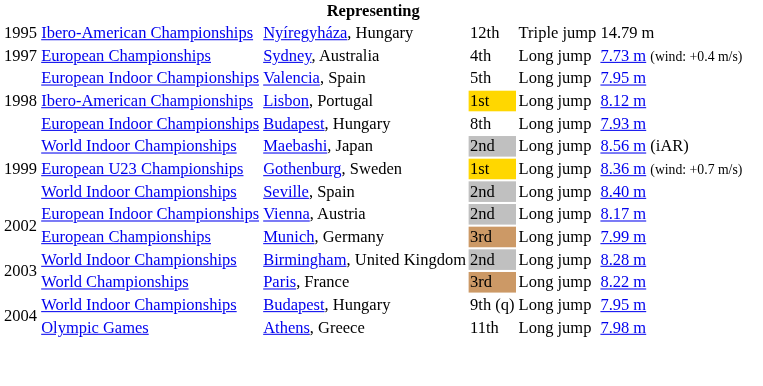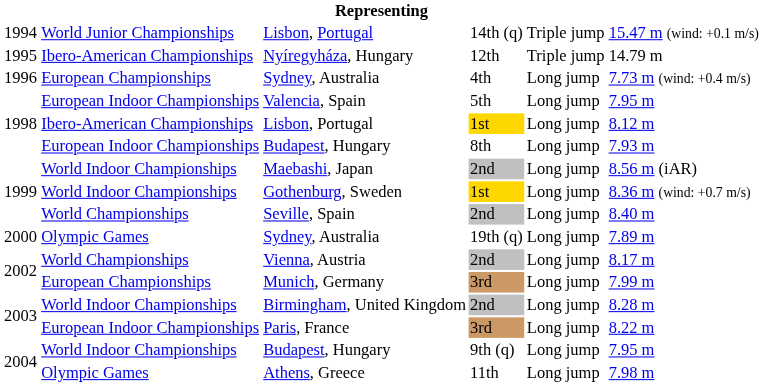+ row: (318, 33)
(21, 55) 1997 -> (21, 78) 1996
(142, 168) European U23 Championships -> (139, 191) World Indoor Championships
(139, 191) World Indoor Championships -> (115, 214) World Championships
+ row: (321, 236)
(150, 214) European Indoor Championships -> (115, 259) World Championships
(115, 282) World Championships -> (150, 327) European Indoor Championships
